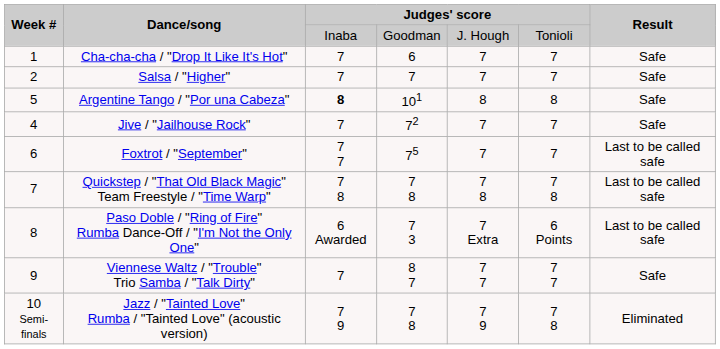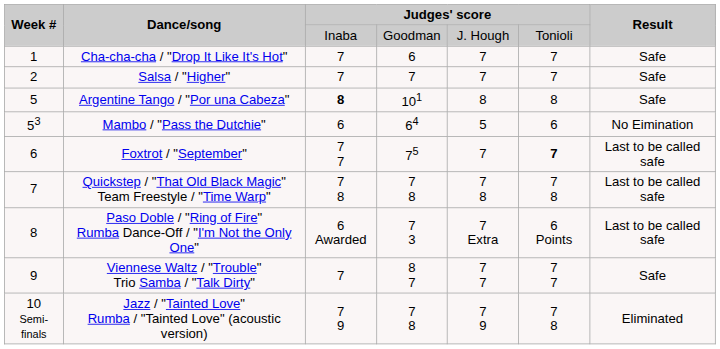- row: (184, 124)
+ row: (184, 124)
(554, 154) normal -> (554, 154) bold
